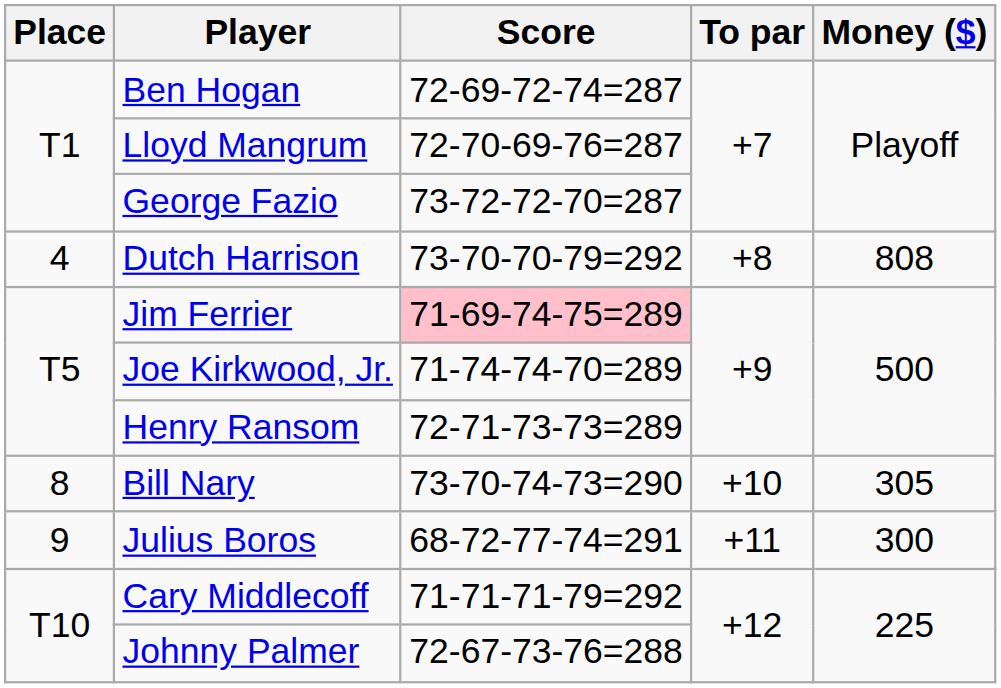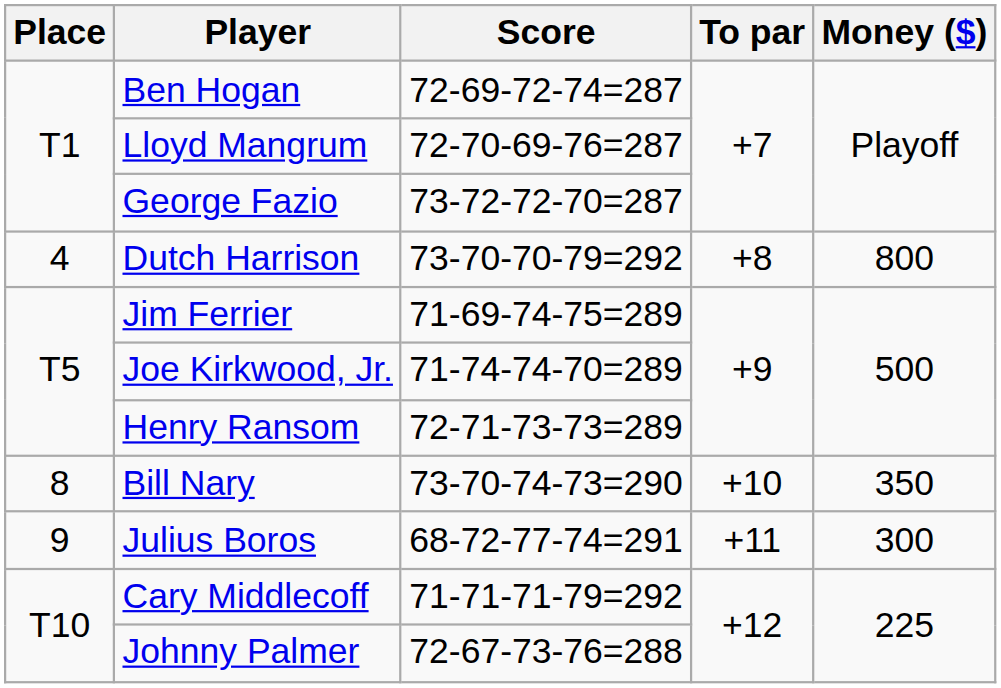(904, 257) 808 -> (904, 257) 800
(546, 314) pink background -> (546, 314) no background
(904, 483) 305 -> (904, 483) 350
